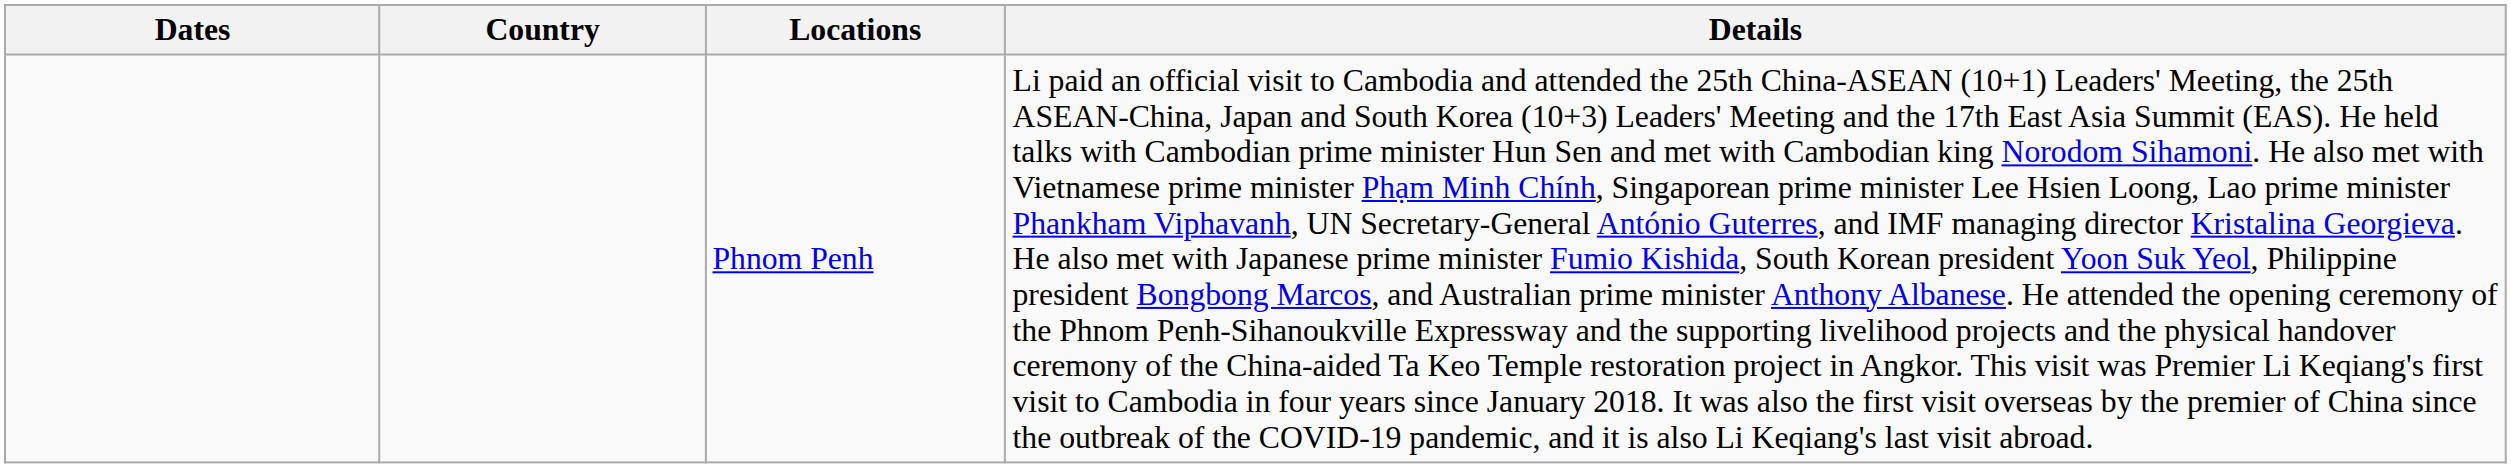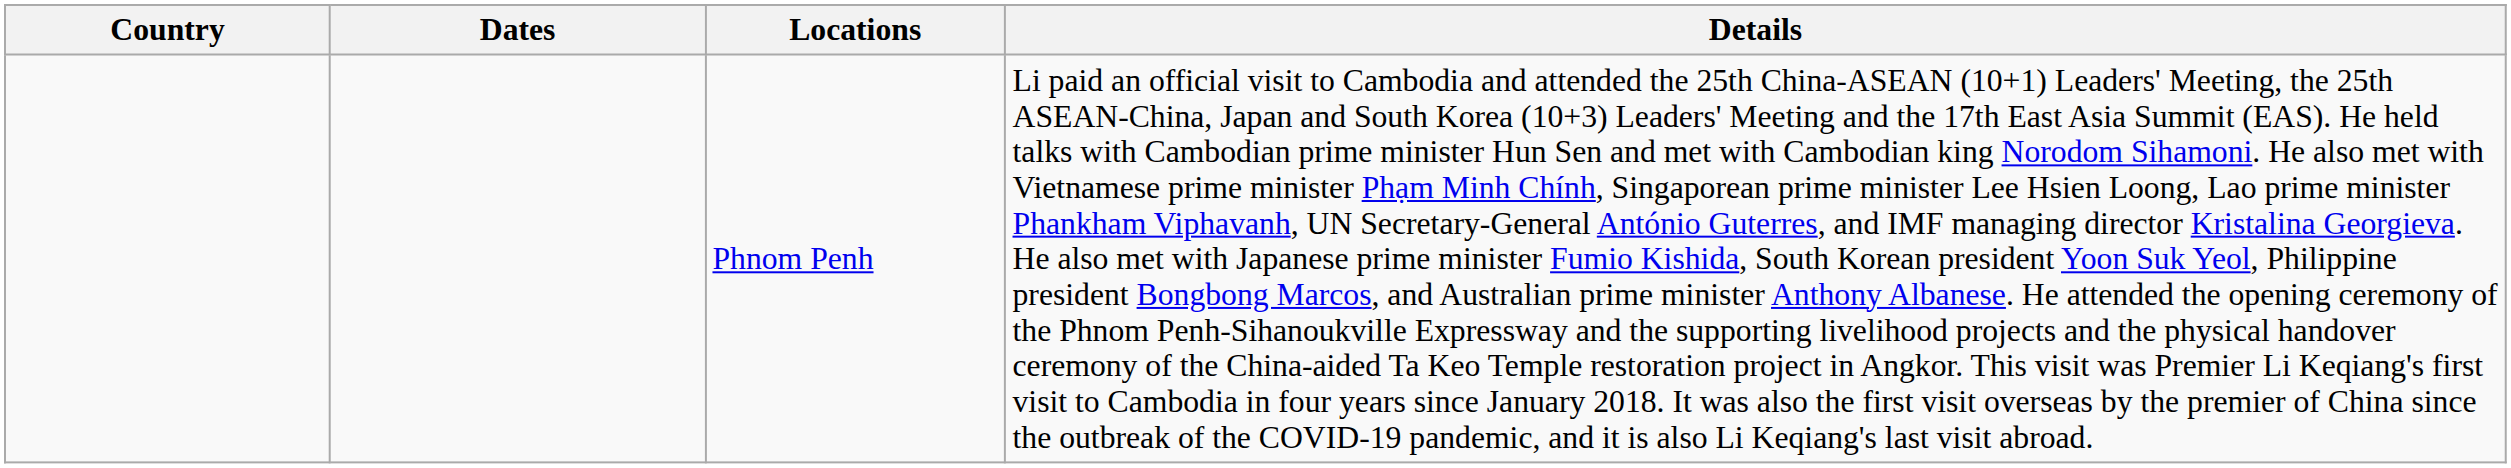columns swapped: (193, 29) <-> (543, 29)
